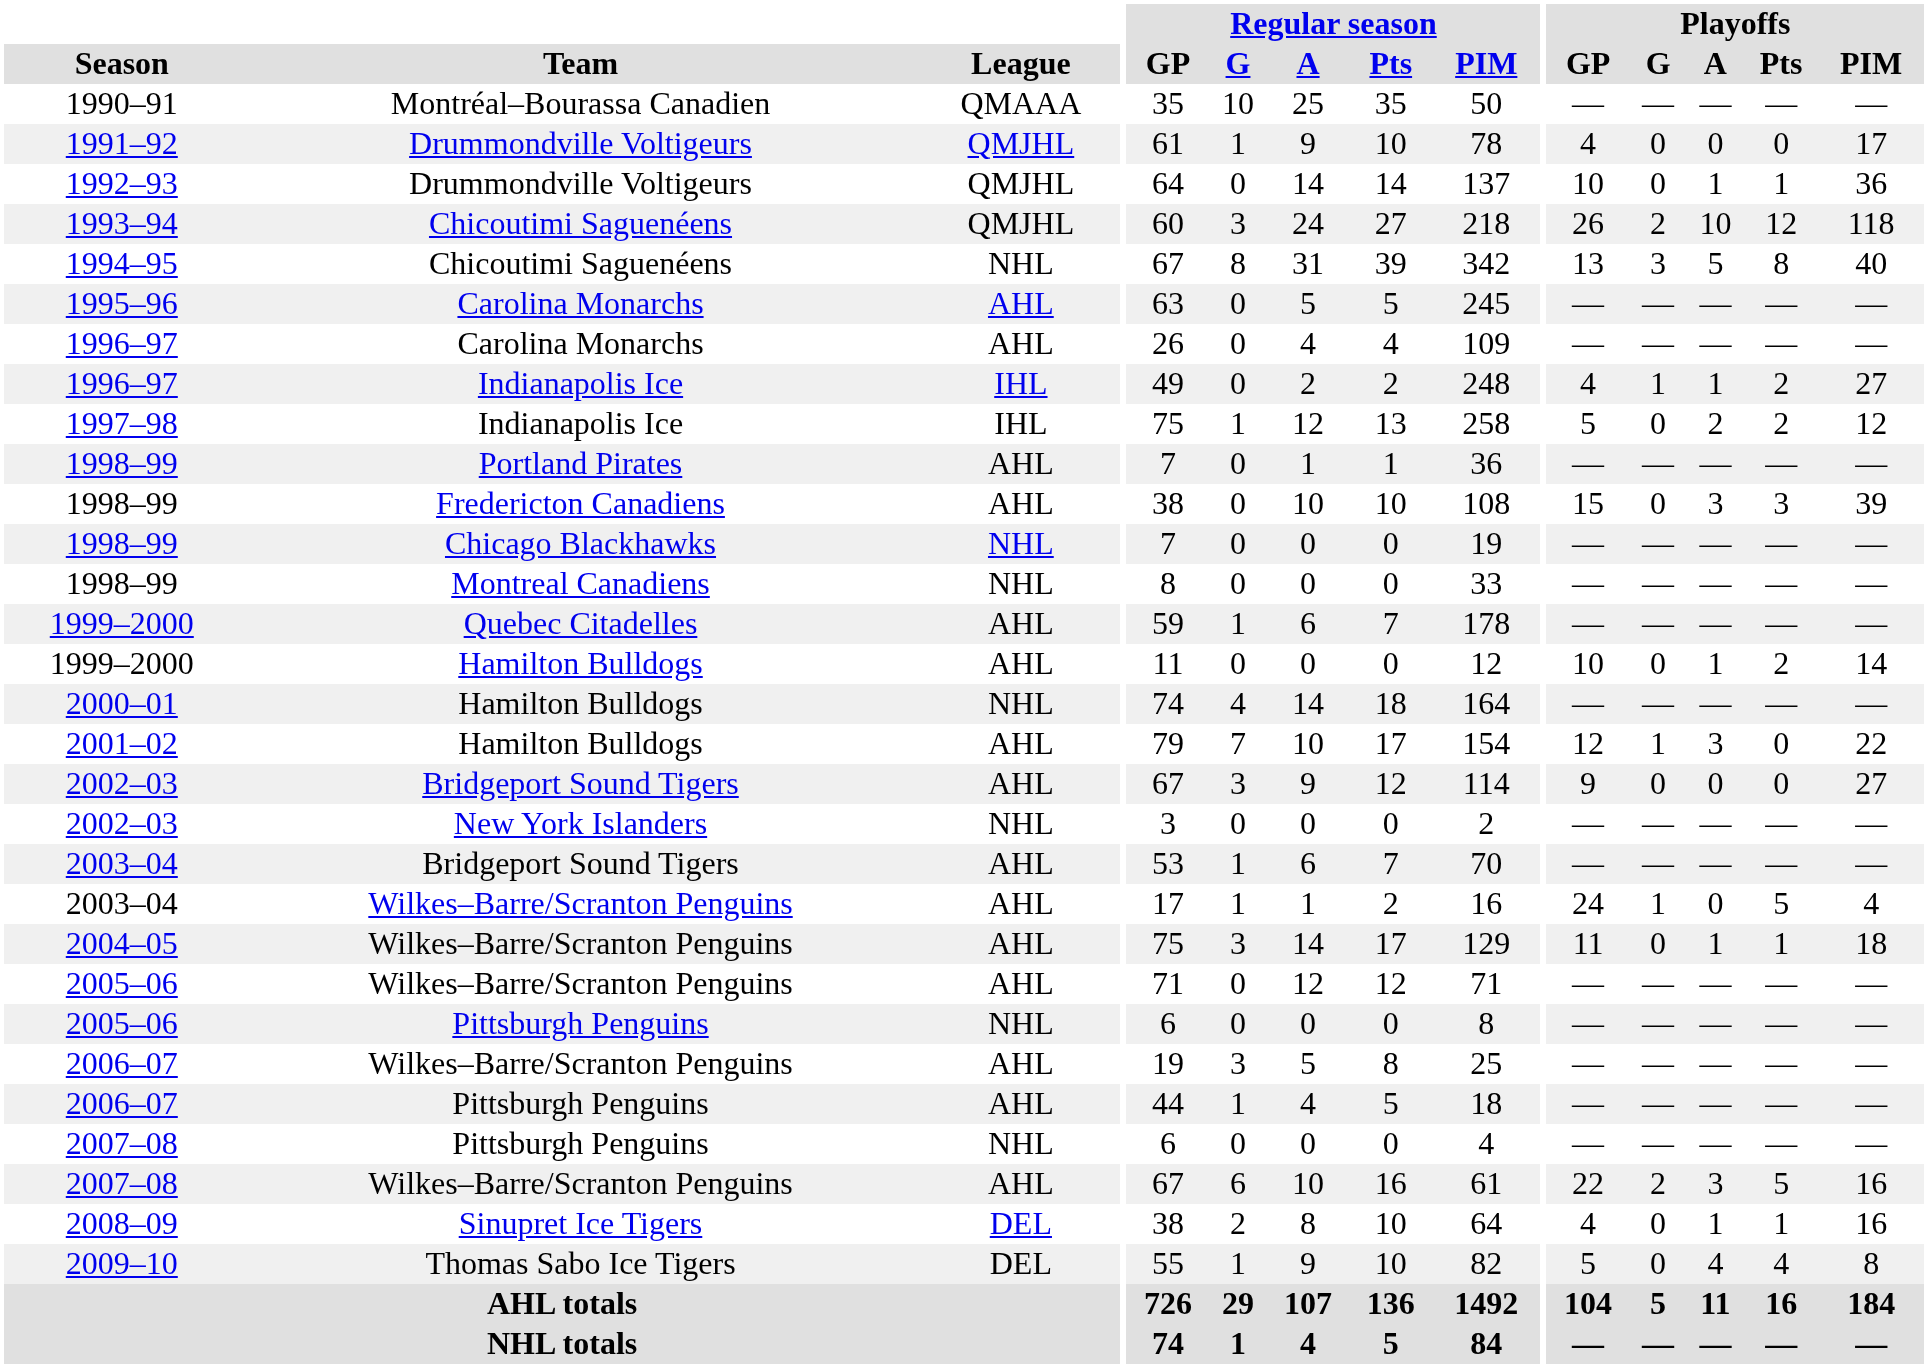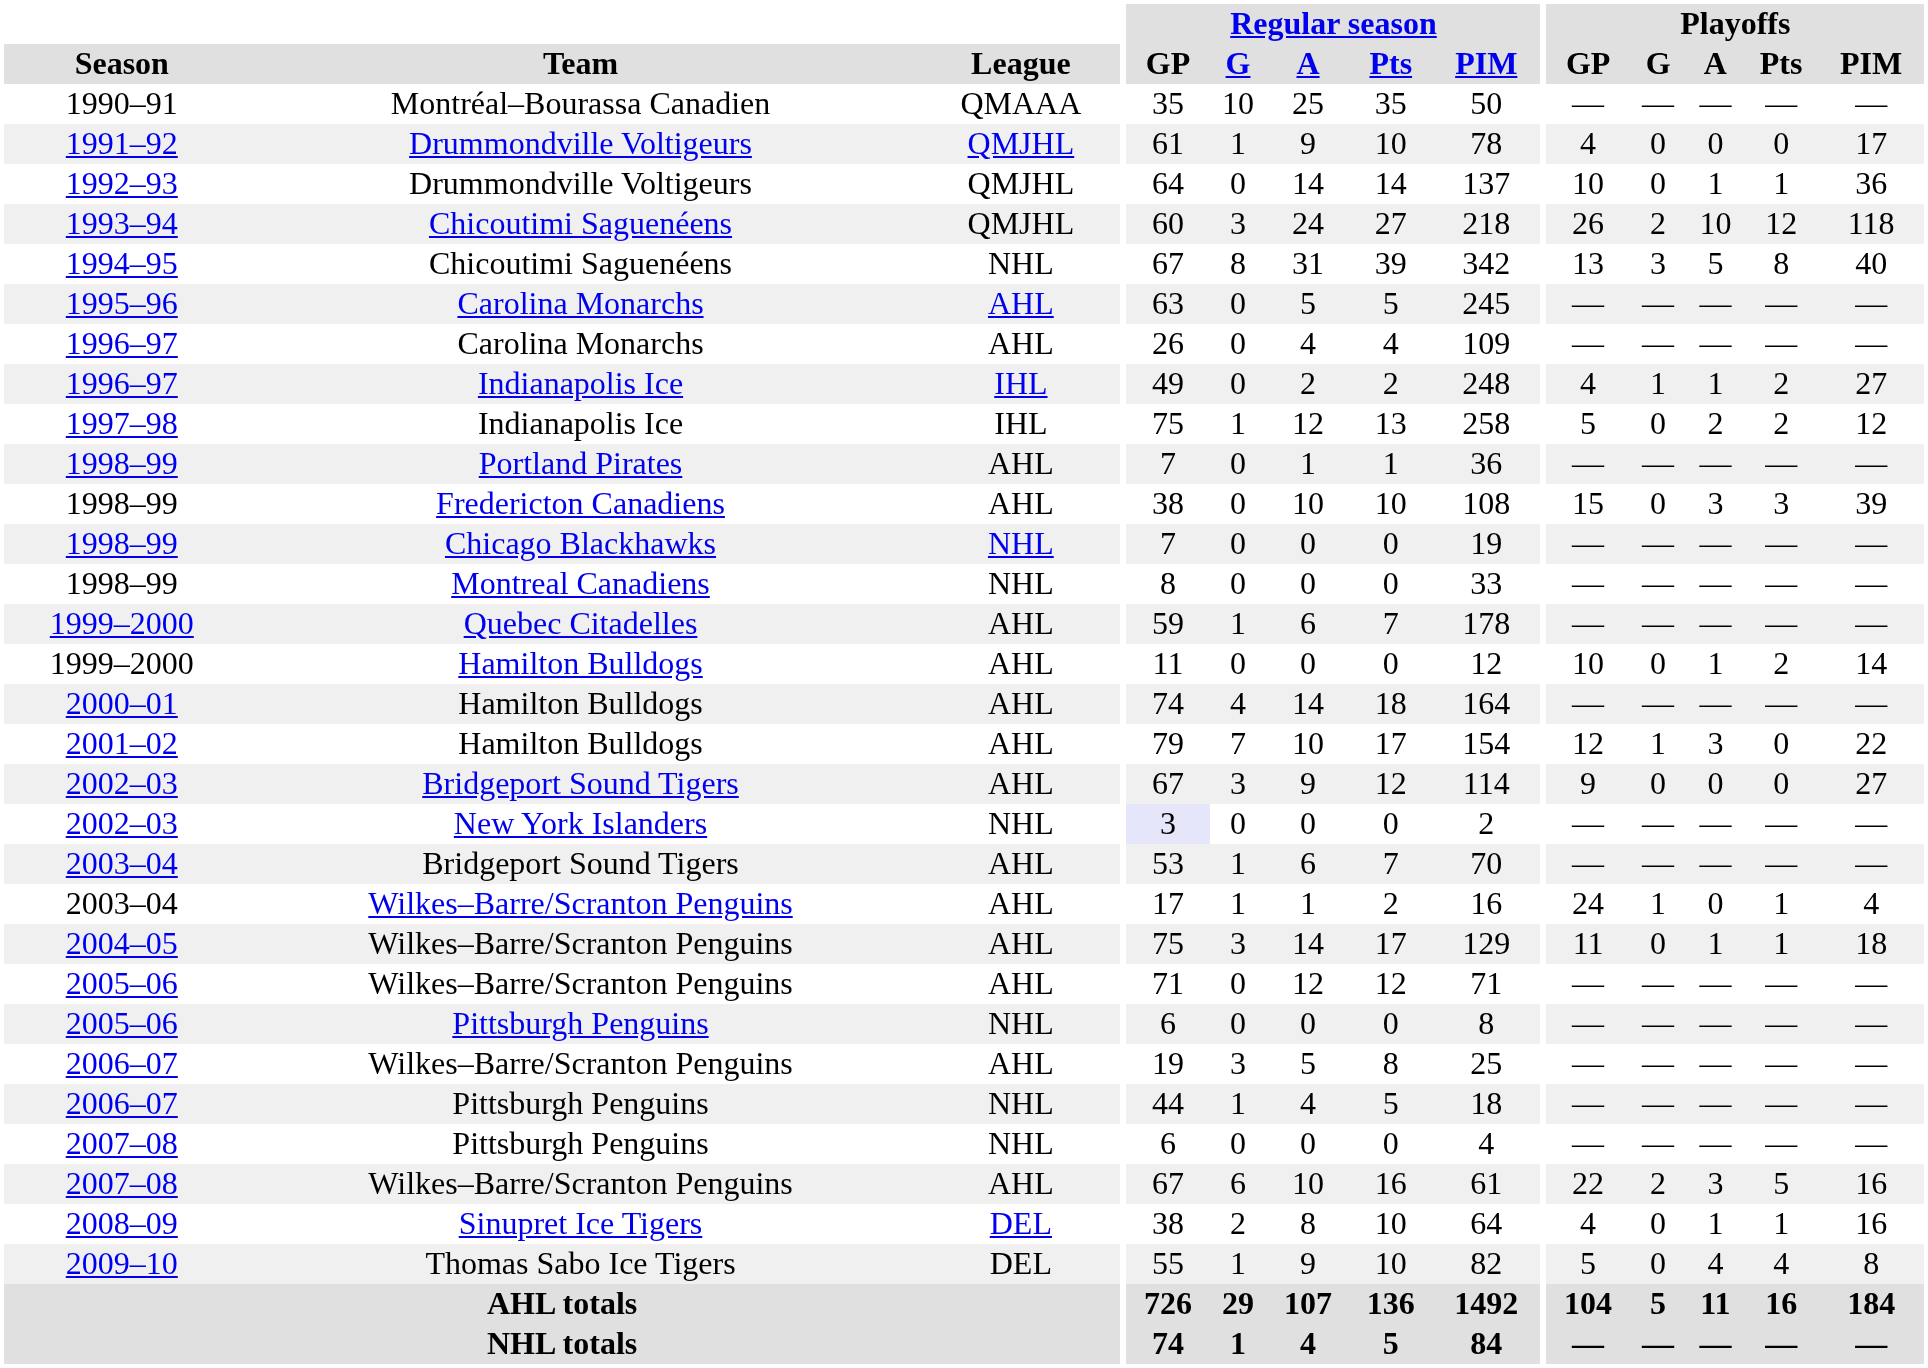(1021, 703) NHL -> (1021, 703) AHL
(1168, 823) no background -> (1168, 823) lavender background
(1781, 903) 5 -> (1781, 903) 1
(1021, 1103) AHL -> (1021, 1103) NHL
